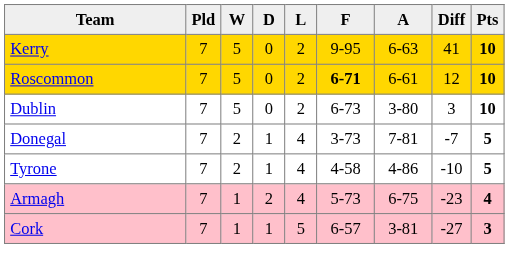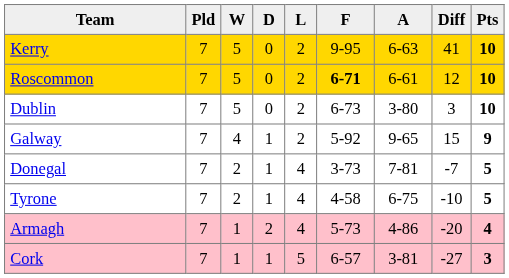+ row: (36, 138)
(403, 168) 4-86 -> (403, 198) 6-75
(403, 198) 6-75 -> (403, 228) 4-86
(451, 198) -23 -> (451, 228) -20
